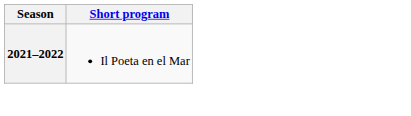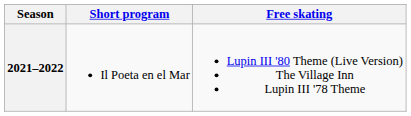+ column: (299, 14)
